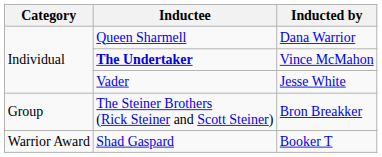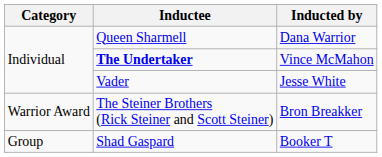(25, 111) Group -> (49, 111) Warrior Award
(49, 141) Warrior Award -> (25, 141) Group
